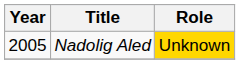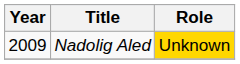(28, 45) 2005 -> (28, 45) 2009
